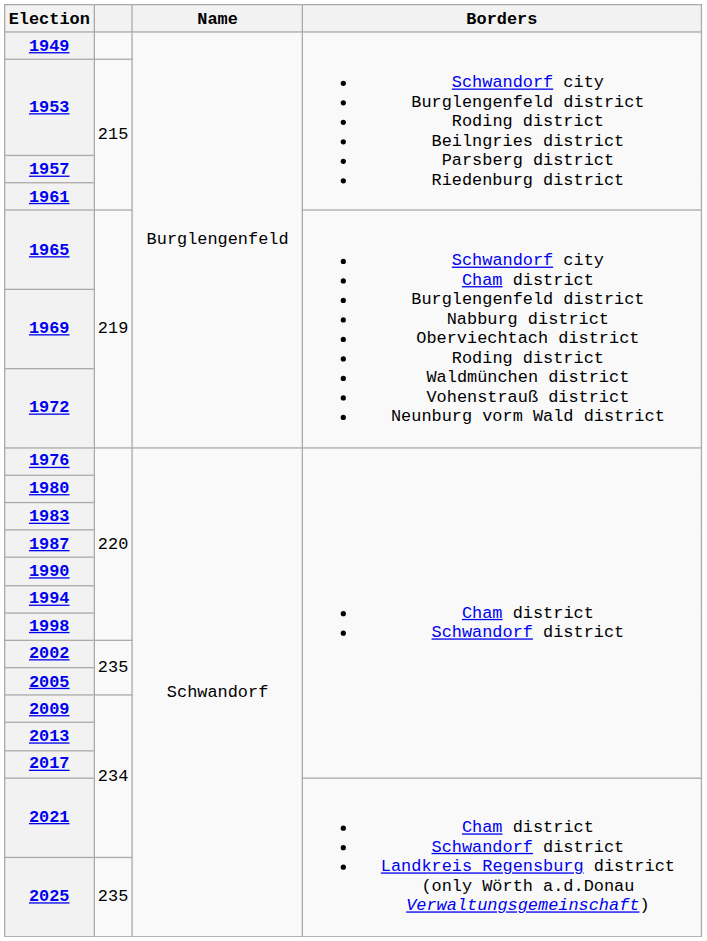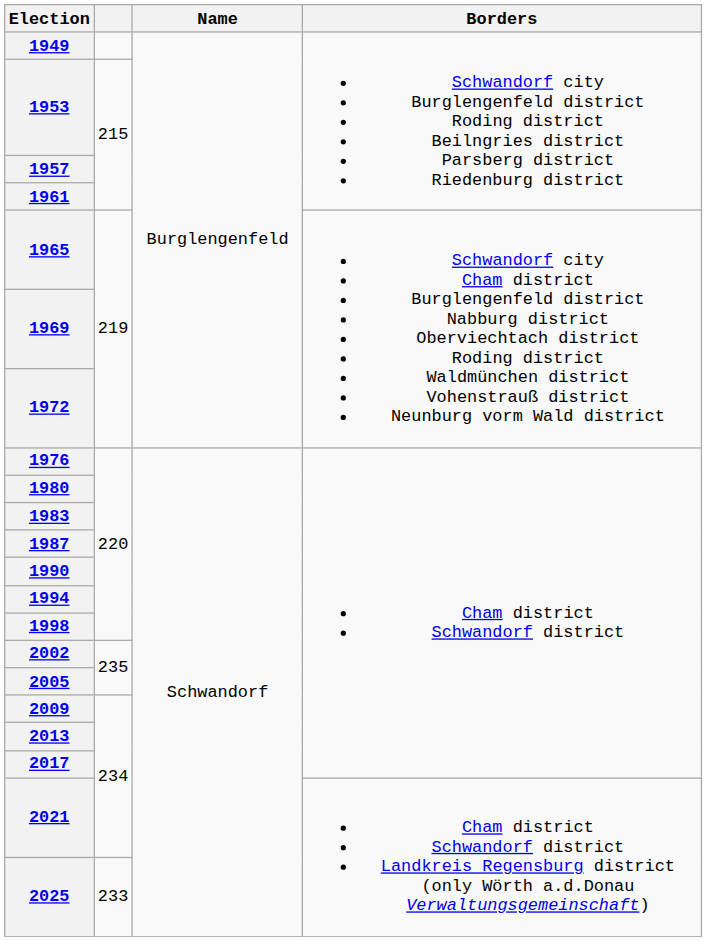(113, 897) 235 -> (113, 897) 233
